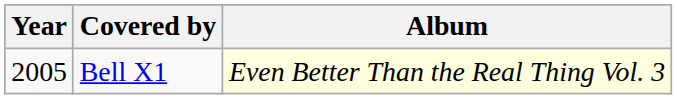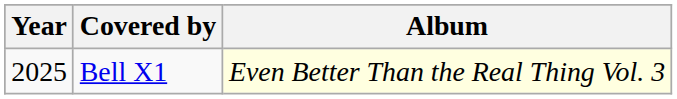(39, 70) 2005 -> (39, 70) 2025
